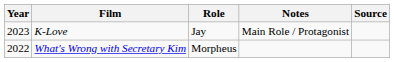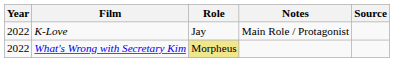(18, 31) 2023 -> (18, 31) 2022
(214, 48) no background -> (214, 48) khaki background
